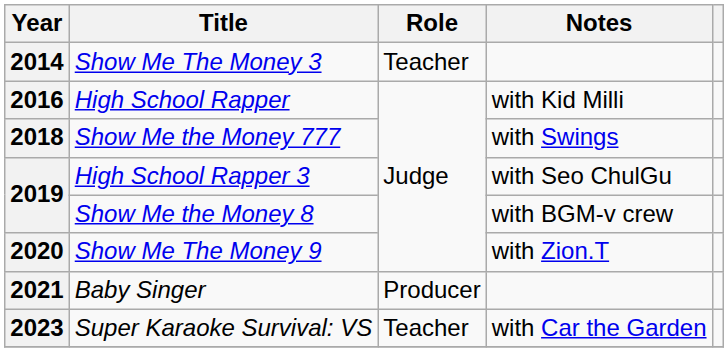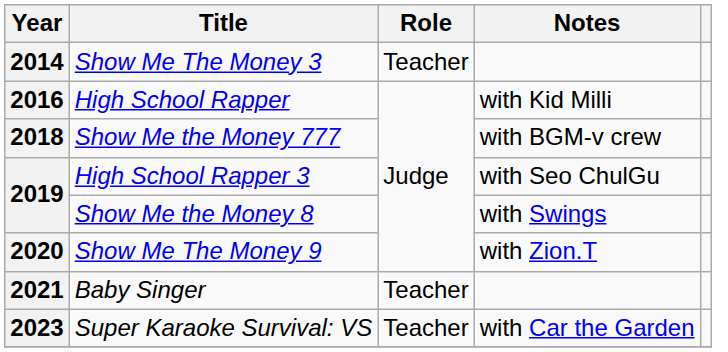(555, 137) with Swings -> (570, 137) with BGM-v crew
(582, 213) with BGM-v crew -> (543, 213) with Swings
(432, 289) Producer -> (426, 289) Teacher
